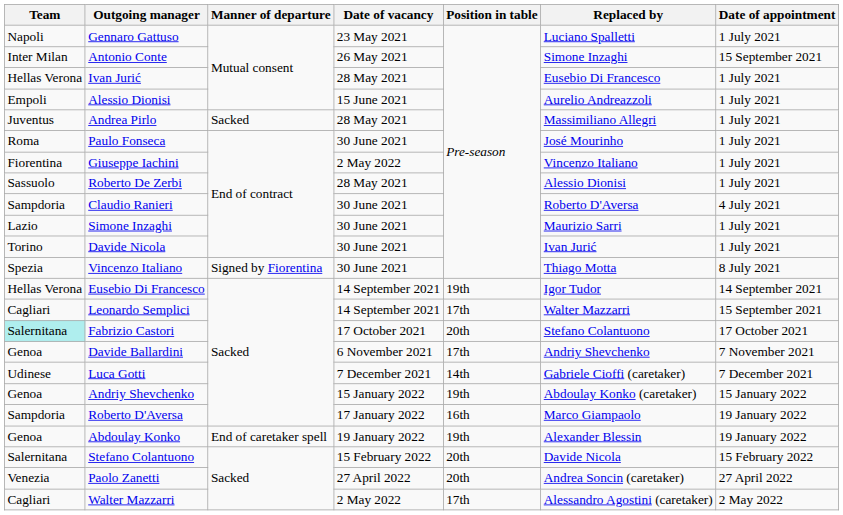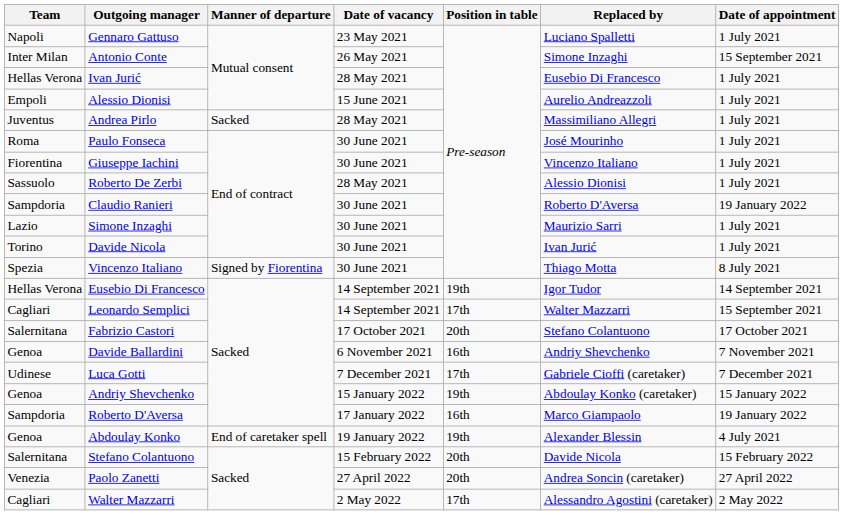(369, 162) 2 May 2022 -> (372, 162) 30 June 2021
(750, 204) 4 July 2021 -> (763, 204) 19 January 2022
(37, 330) paleturquoise background -> (37, 330) no background
(458, 352) 17th -> (458, 352) 16th
(458, 373) 14th -> (458, 373) 17th
(763, 436) 19 January 2022 -> (750, 436) 4 July 2021
